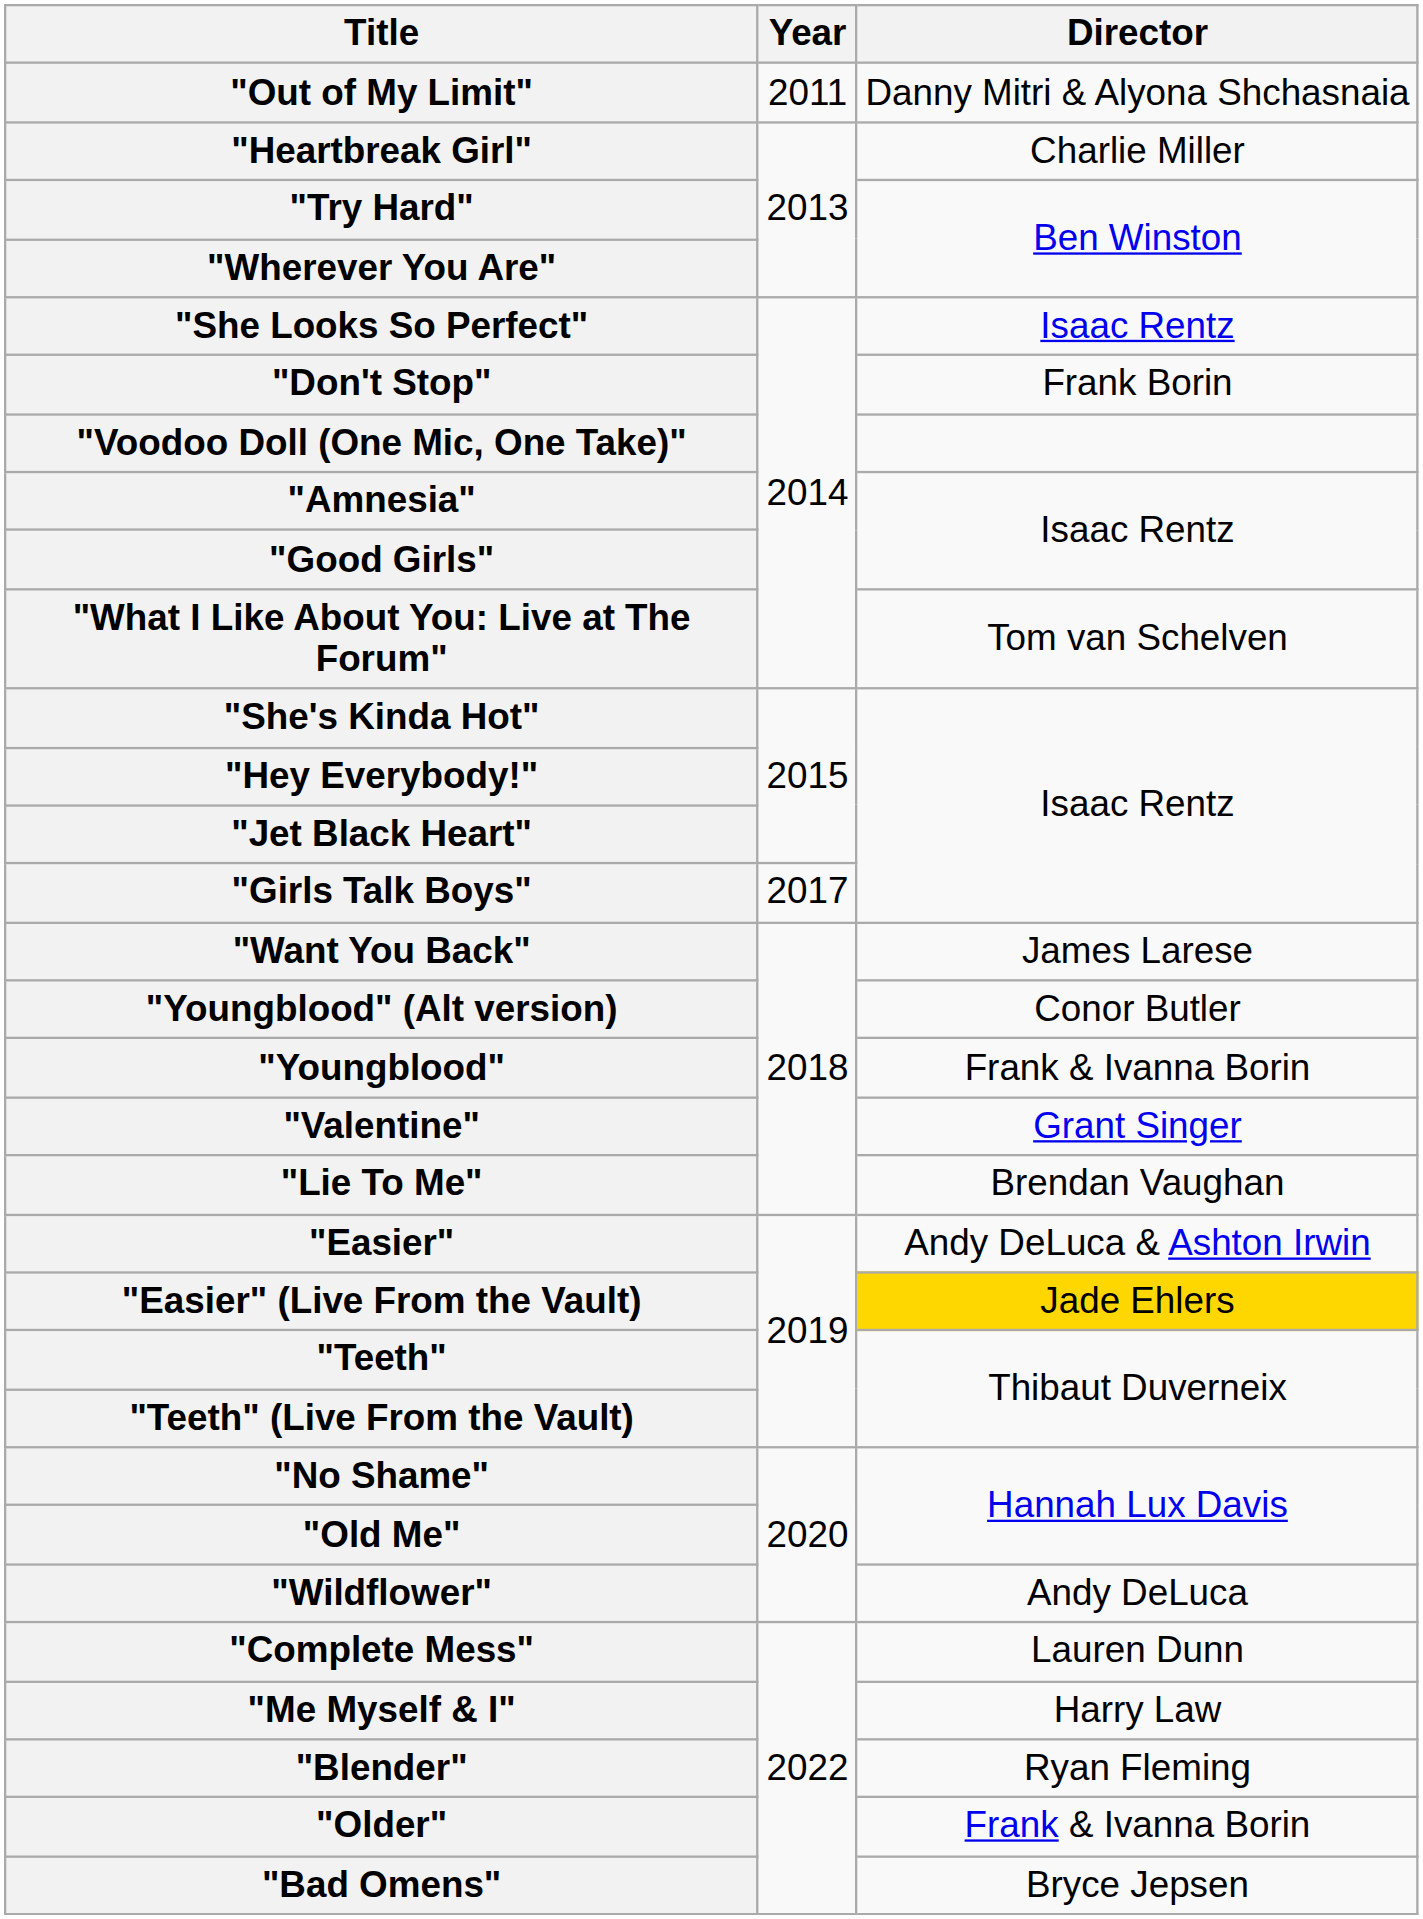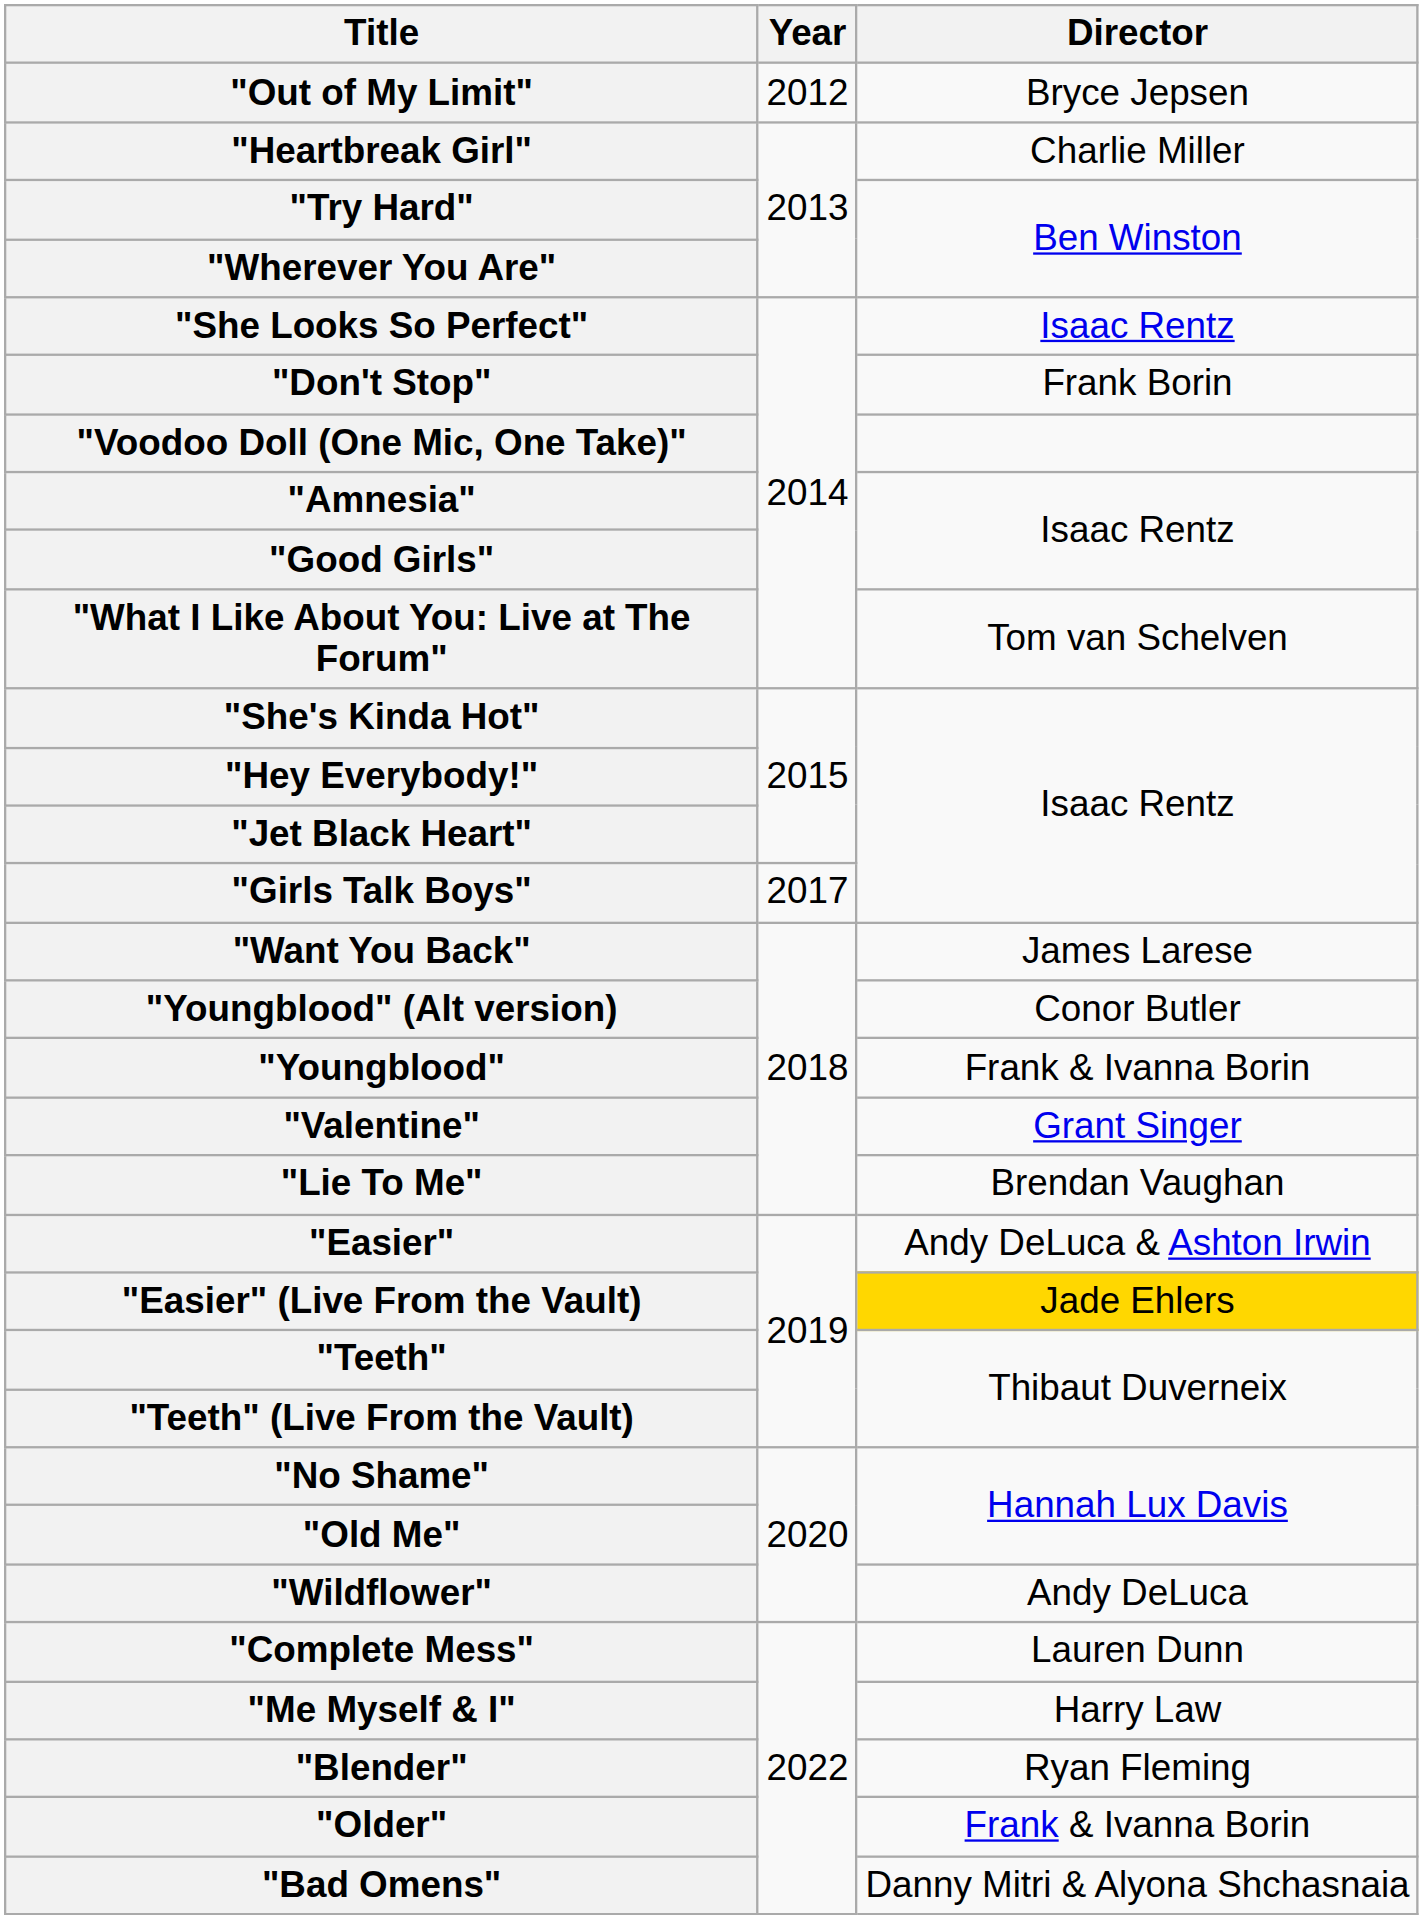(808, 92) 2011 -> (808, 92) 2012
(1137, 92) Danny Mitri & Alyona Shchasnaia -> (1137, 92) Bryce Jepsen
(1137, 1884) Bryce Jepsen -> (1137, 1884) Danny Mitri & Alyona Shchasnaia
